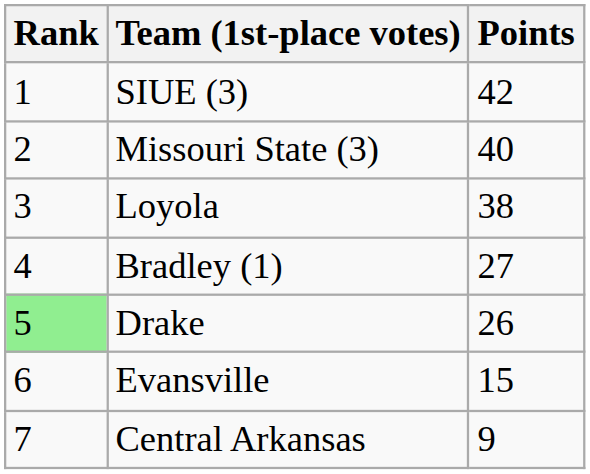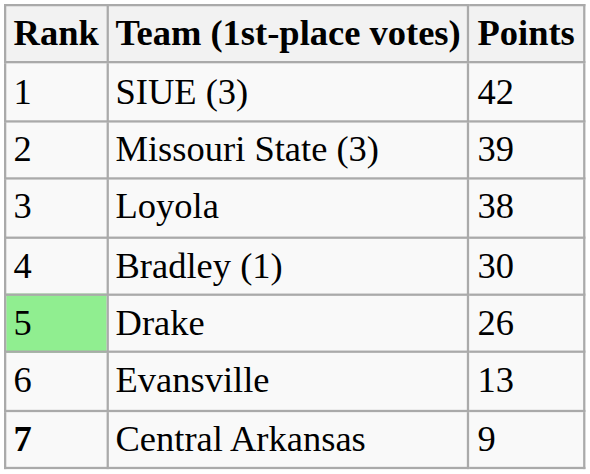(496, 149) 40 -> (496, 149) 39
(496, 264) 27 -> (496, 264) 30
(496, 380) 15 -> (496, 380) 13
(23, 438) normal -> (23, 438) bold
